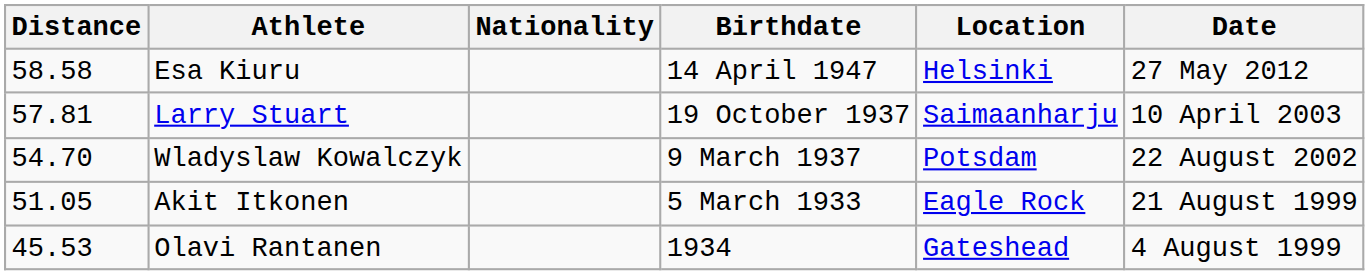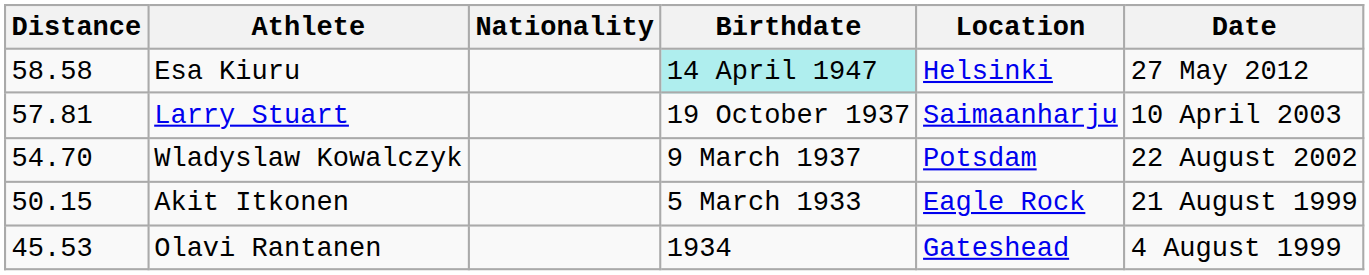(772, 71) no background -> (772, 71) paleturquoise background
(52, 203) 51.05 -> (52, 203) 50.15
